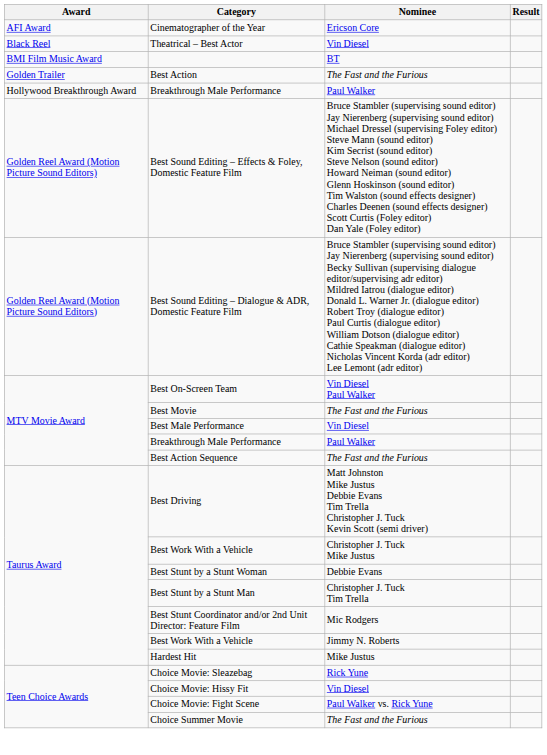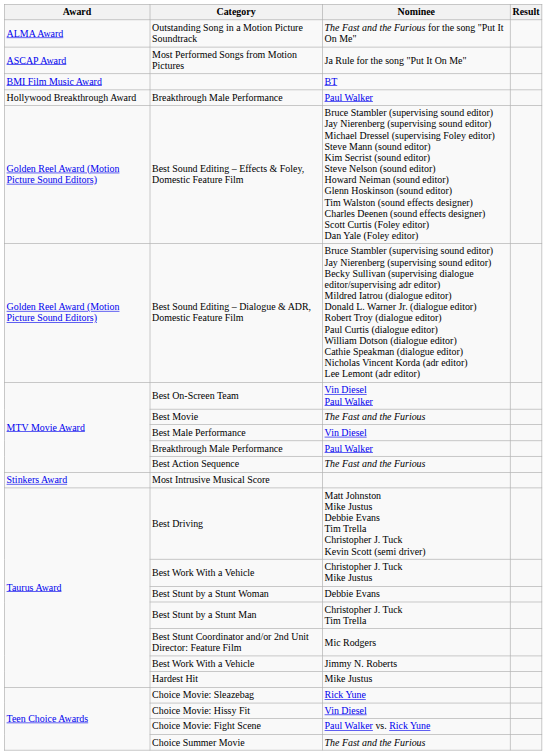- row: (208, 28)
+ row: (227, 33)
+ row: (225, 60)
- row: (196, 43)
- row: (174, 75)
+ row: (211, 480)
